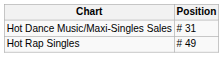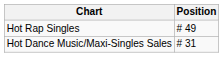rows swapped: (43, 44) <-> (89, 28)
